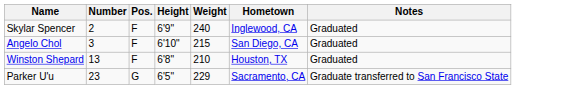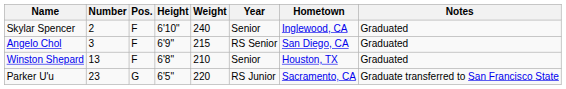+ column: (254, 12)
(166, 28) 6'9" -> (168, 28) 6'10"
(168, 44) 6'10" -> (166, 44) 6'9"
(202, 76) 229 -> (202, 76) 220
